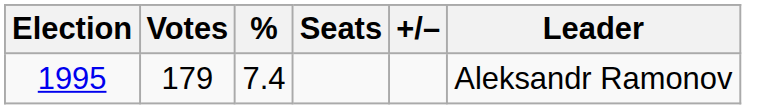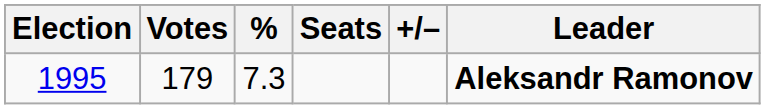(264, 77) 7.4 -> (264, 77) 7.3
(593, 77) normal -> (604, 77) bold
